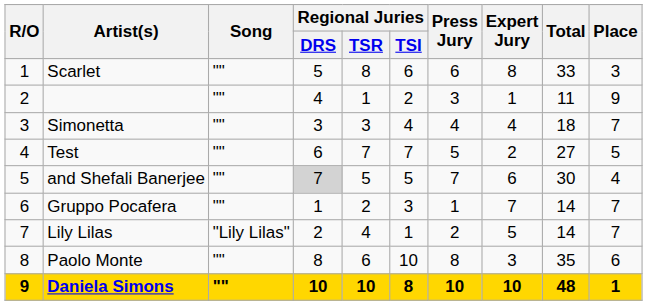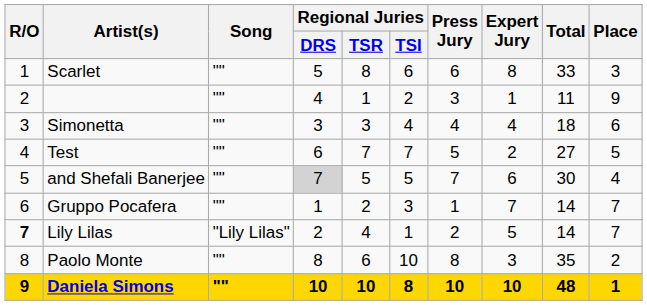(616, 125) 7 -> (616, 125) 6
(24, 233) normal -> (24, 233) bold
(616, 260) 6 -> (616, 260) 2
